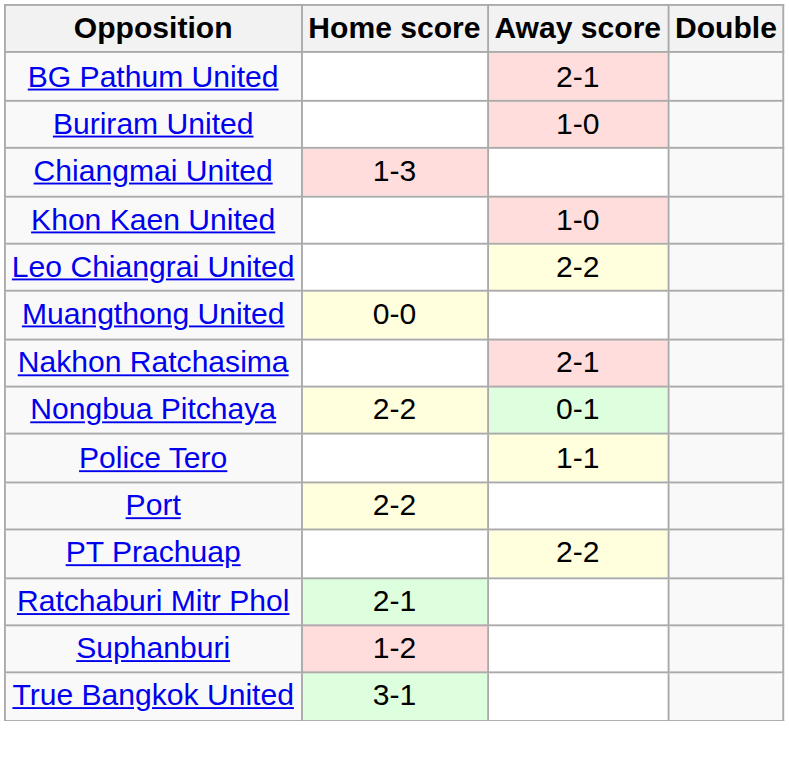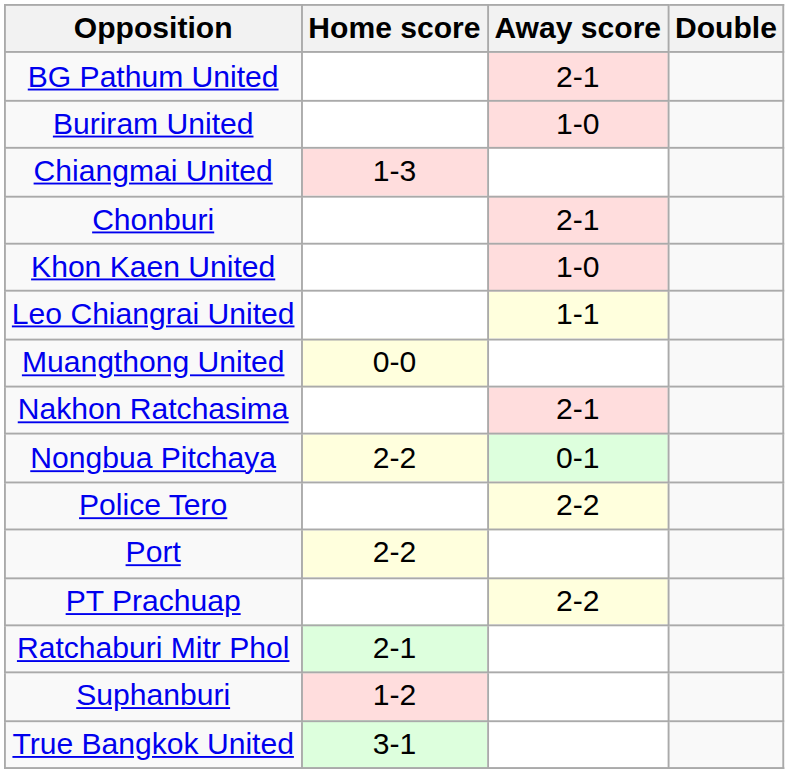+ row: (153, 219)
(578, 266) 2-2 -> (578, 314) 1-1
(578, 457) 1-1 -> (578, 505) 2-2
